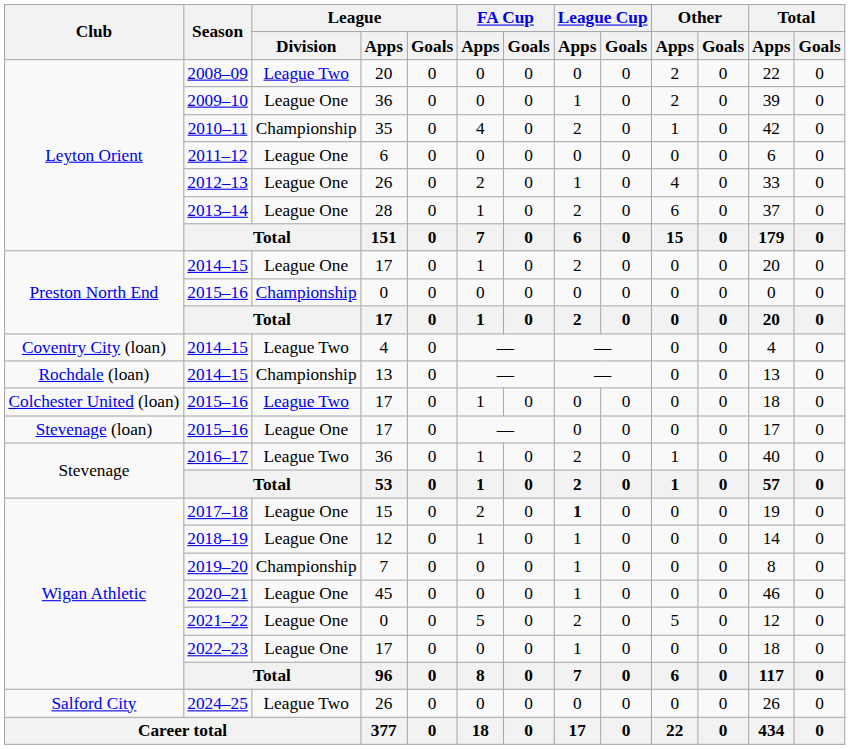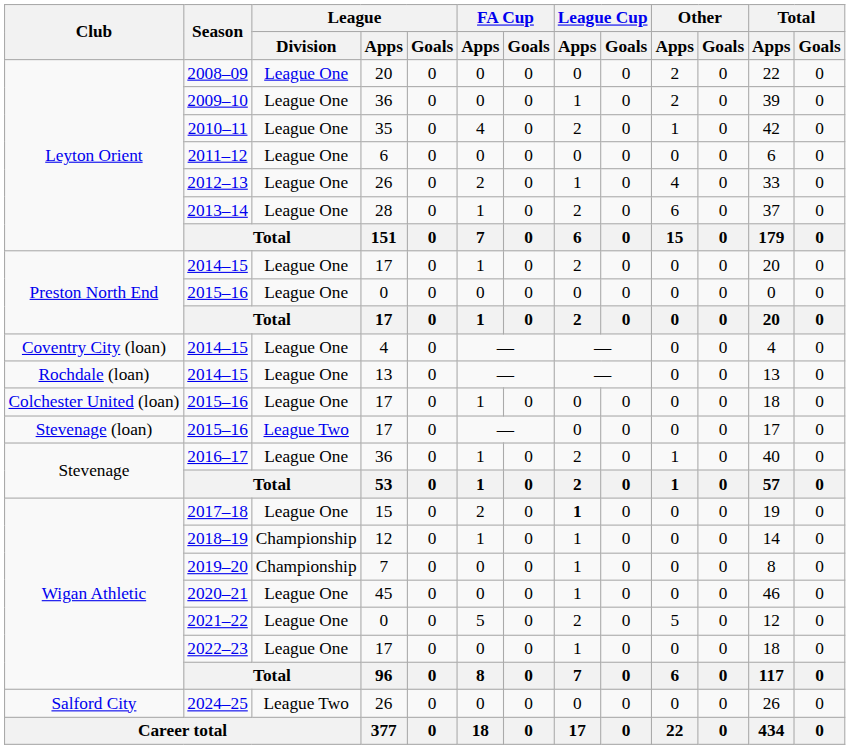(306, 73) League Two -> (306, 73) League One
(306, 127) Championship -> (306, 127) League One
(306, 292) Championship -> (306, 292) League One
(306, 347) League Two -> (306, 347) League One
(306, 374) Championship -> (306, 374) League One
(306, 401) League Two -> (306, 401) League One
(306, 429) League One -> (306, 429) League Two
(306, 456) League Two -> (306, 456) League One
(306, 538) League One -> (306, 538) Championship
